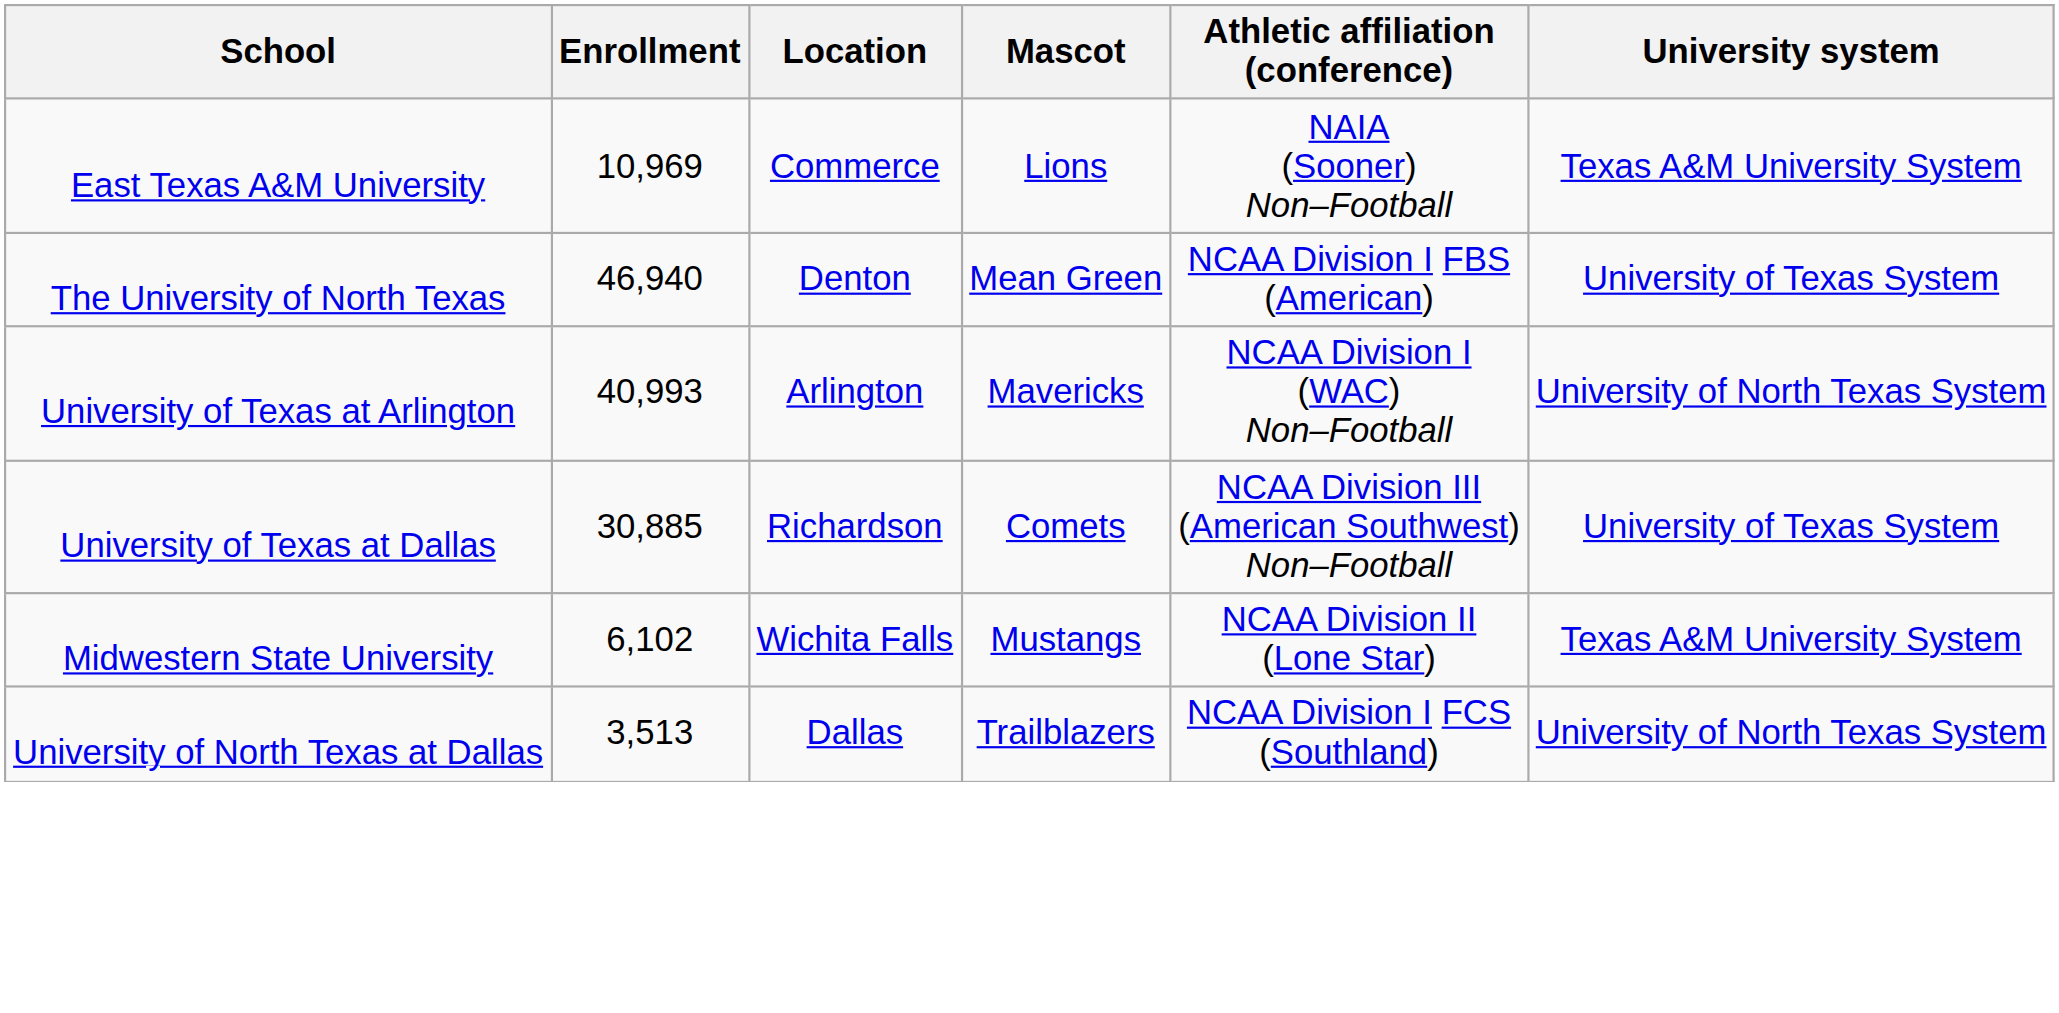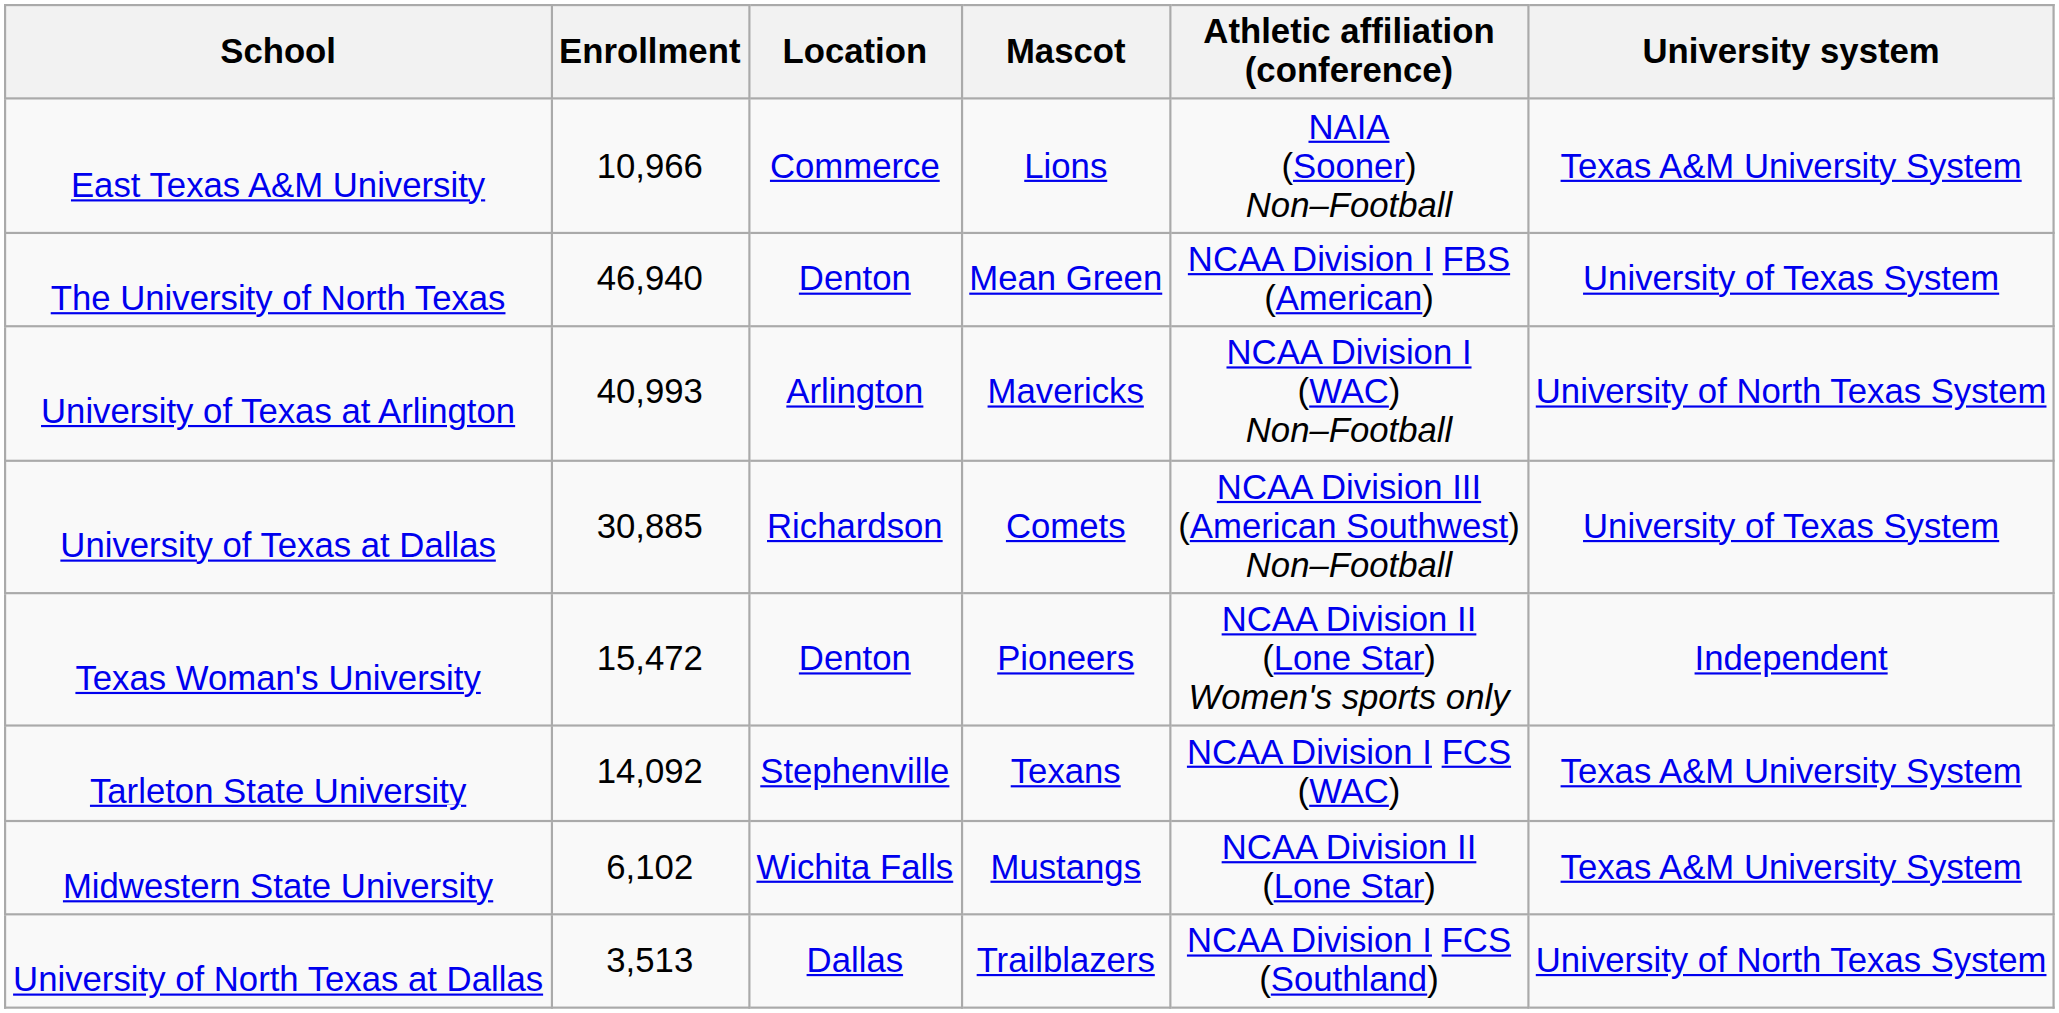(650, 165) 10,969 -> (650, 165) 10,966
+ row: (278, 678)
+ row: (278, 792)
